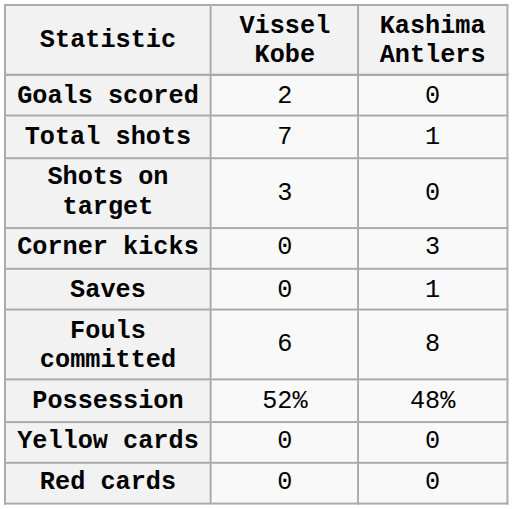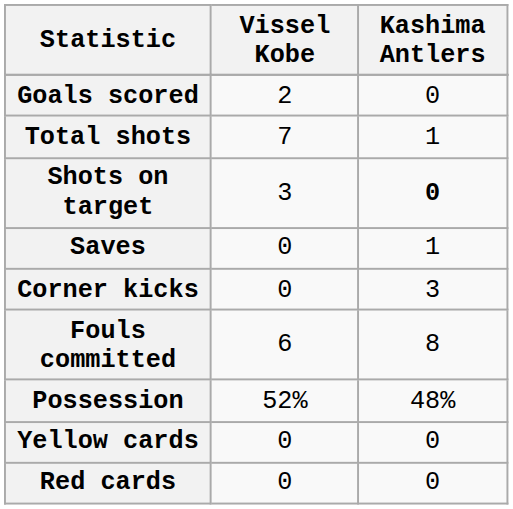(433, 192) normal -> (433, 192) bold
rows swapped: (108, 289) <-> (108, 248)
